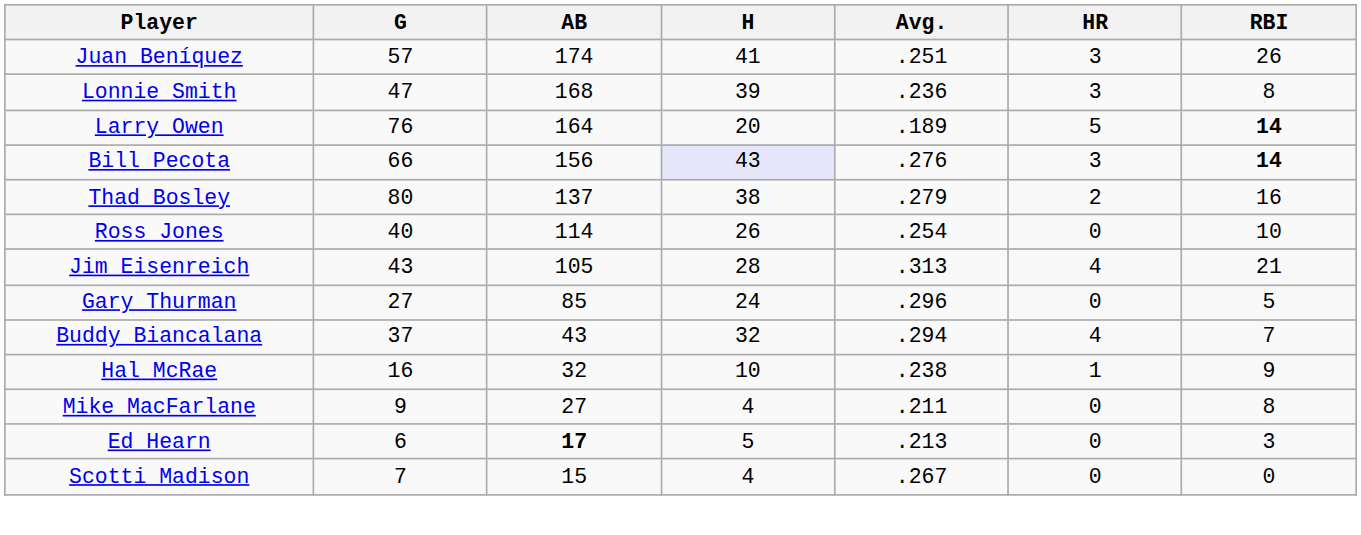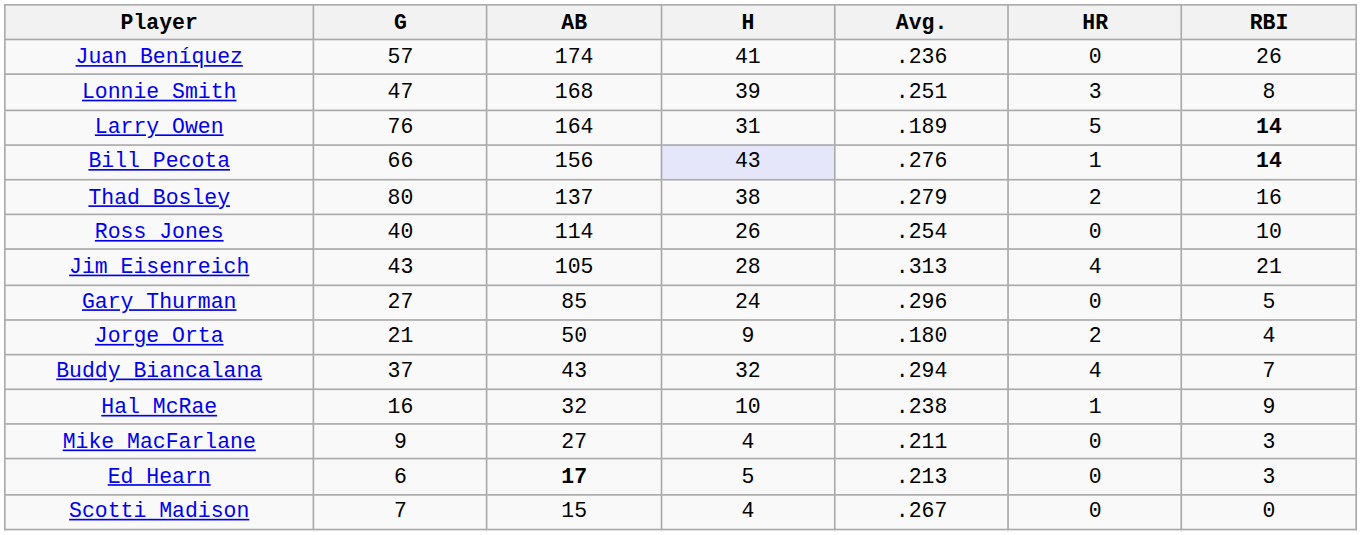(922, 57) .251 -> (922, 57) .236
(1095, 57) 3 -> (1095, 57) 0
(922, 92) .236 -> (922, 92) .251
(748, 127) 20 -> (748, 127) 31
(1095, 162) 3 -> (1095, 162) 1
+ row: (159, 337)
(1269, 407) 8 -> (1269, 442) 3
